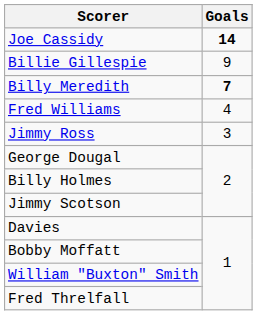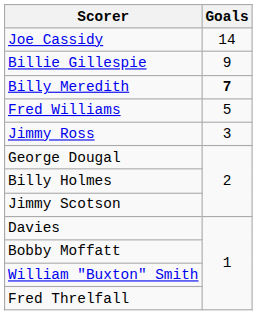(227, 40) bold -> (227, 40) normal
(227, 110) 4 -> (227, 110) 5
